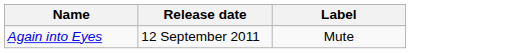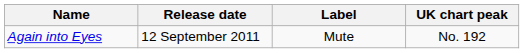+ column: (462, 15)
